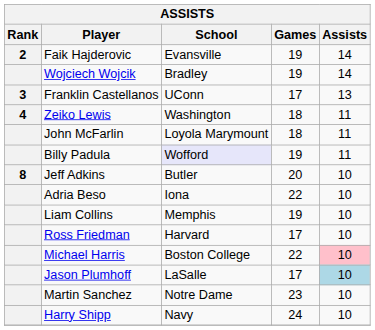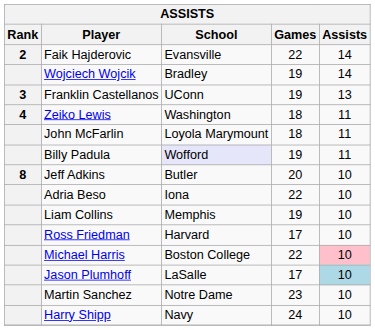(295, 54) 19 -> (295, 54) 22
(295, 94) 17 -> (295, 94) 19
